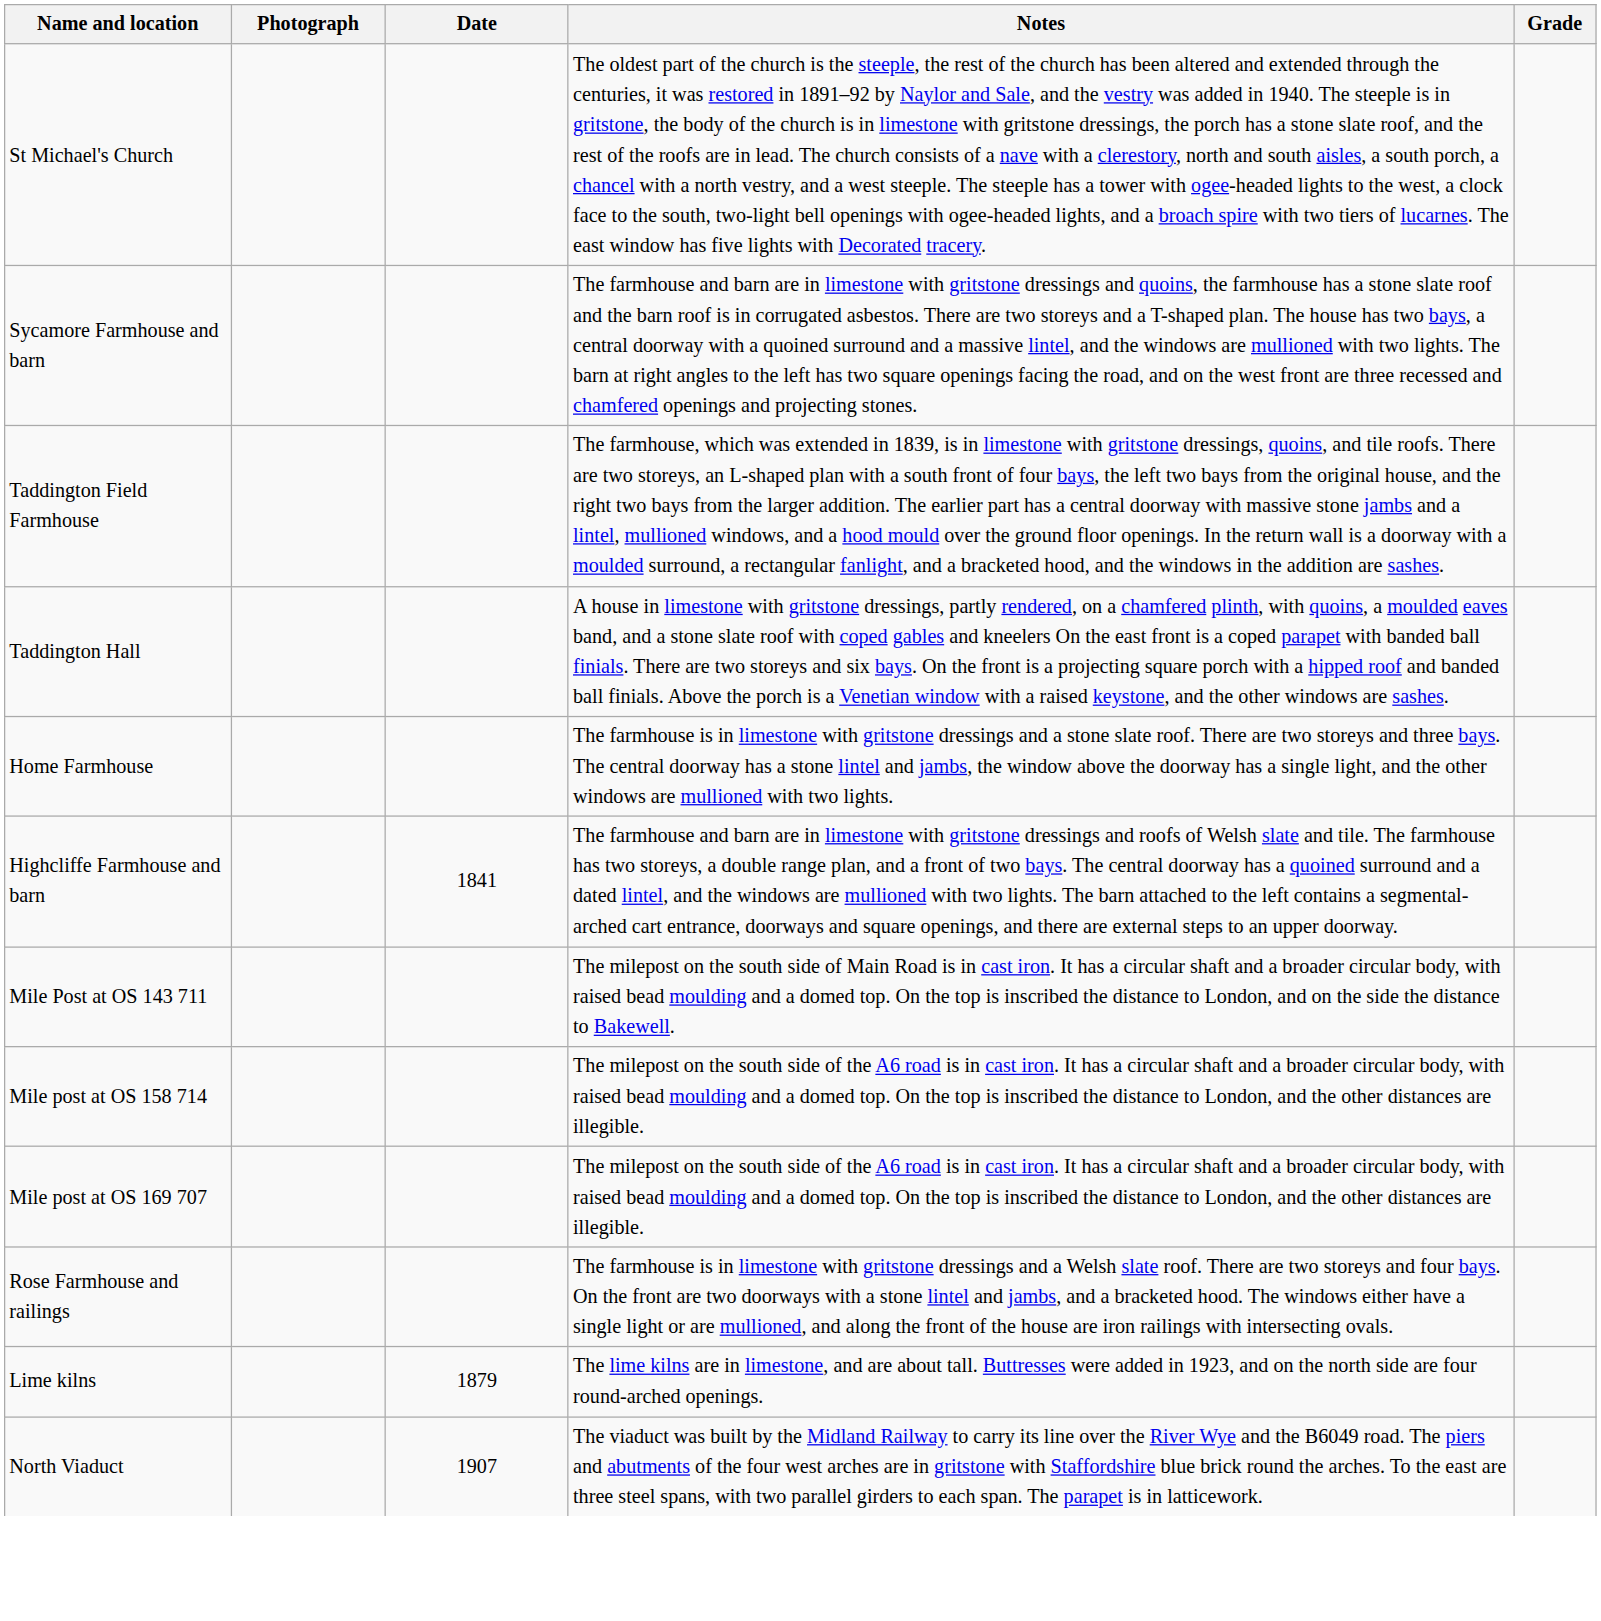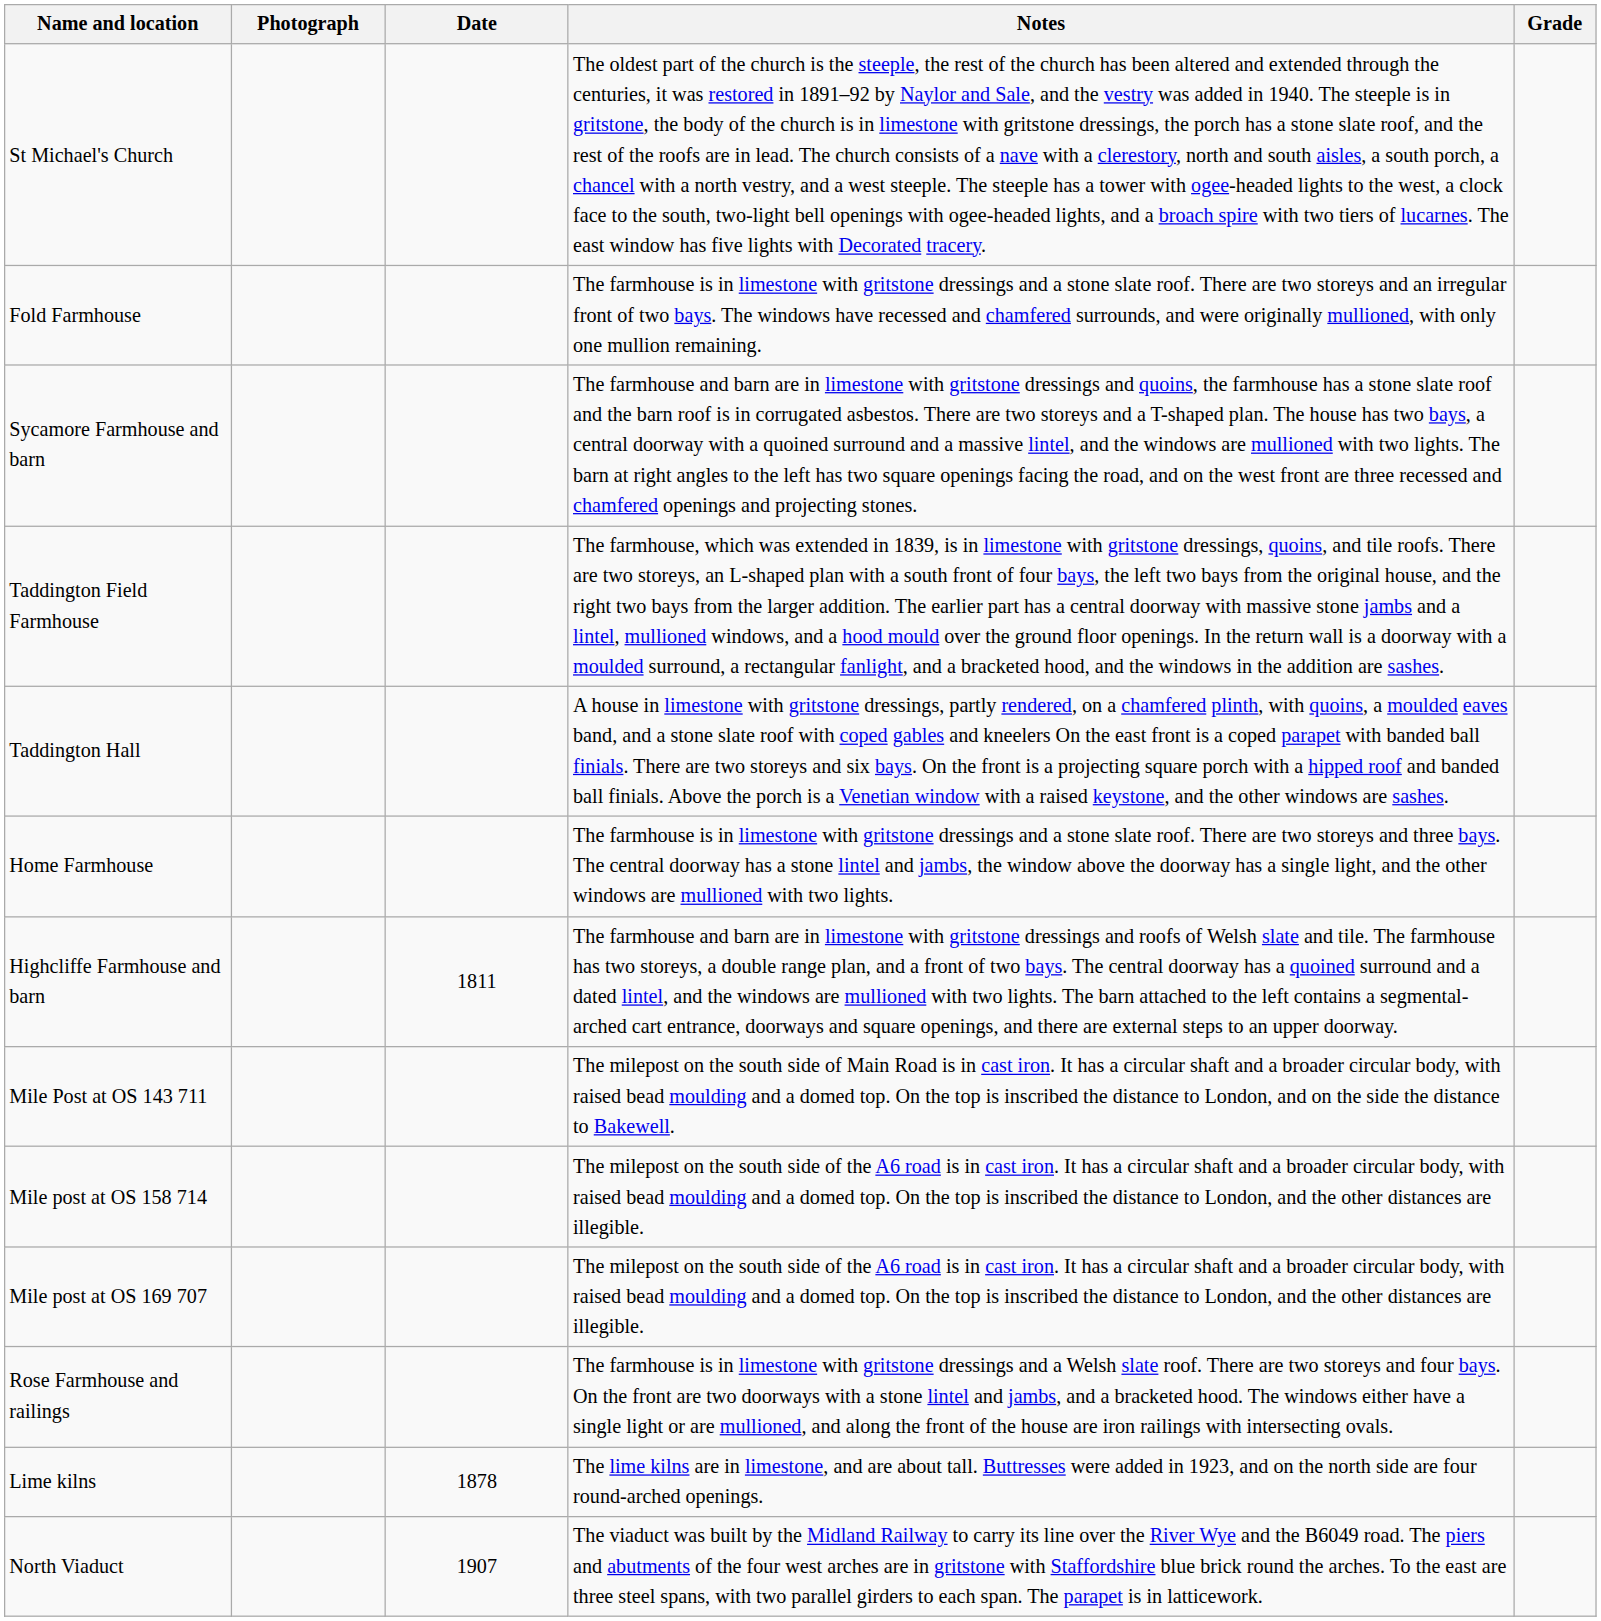+ row: (75, 315)
(477, 881) 1841 -> (477, 981) 1811
(477, 1381) 1879 -> (477, 1481) 1878
